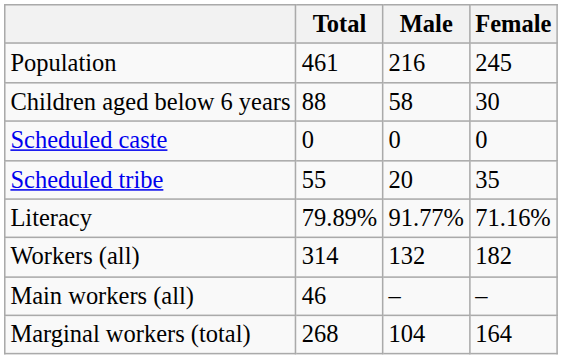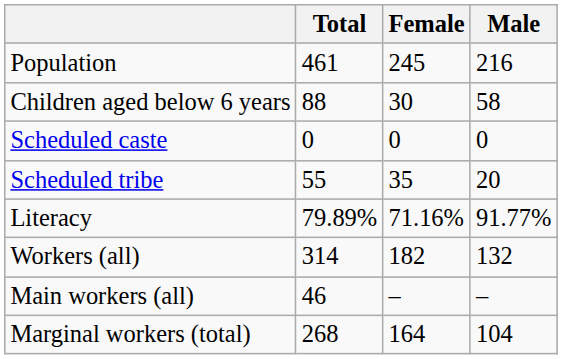columns swapped: (426, 23) <-> (513, 23)
